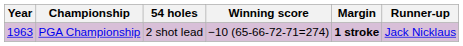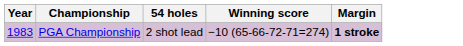- column: (420, 13)
(20, 32) 1963 -> (20, 32) 1983
